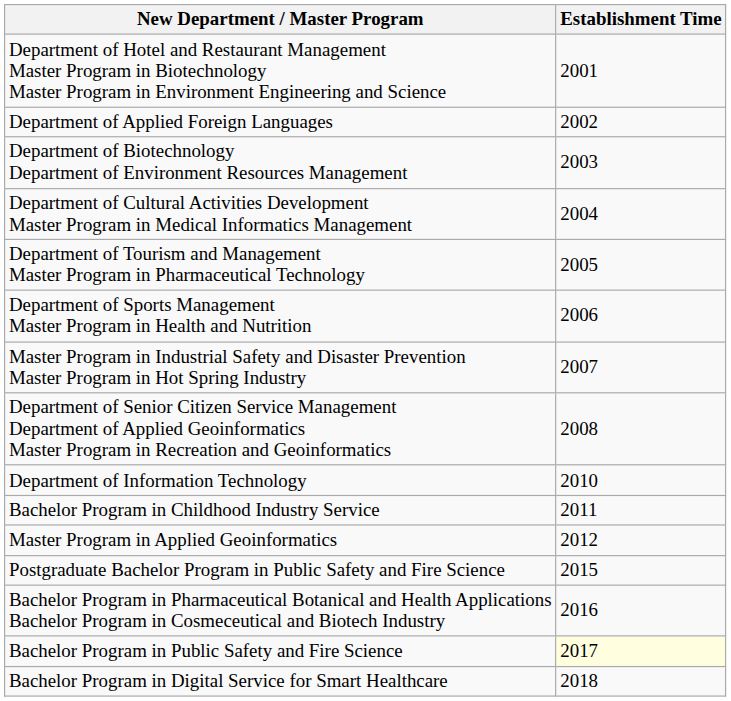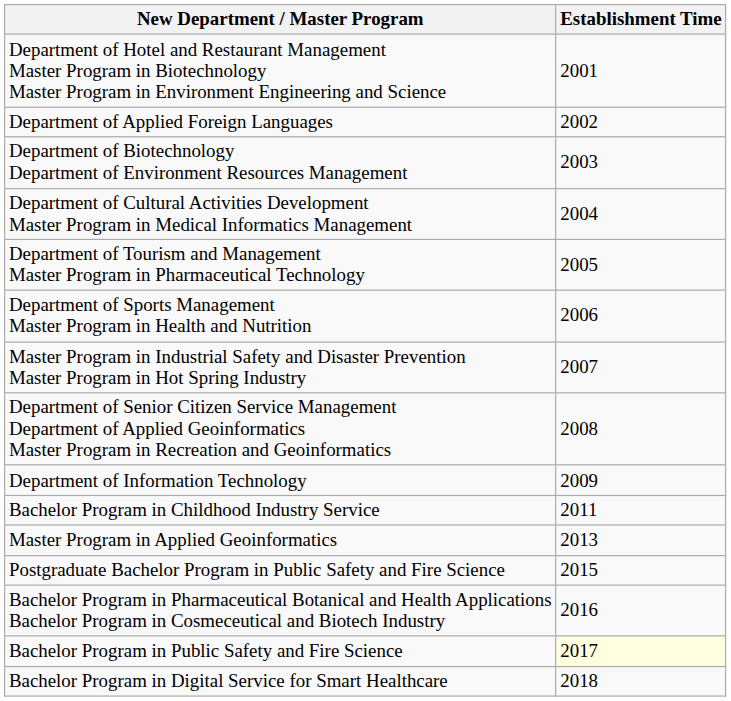(579, 480) 2010 -> (579, 480) 2009
(579, 539) 2012 -> (579, 539) 2013
